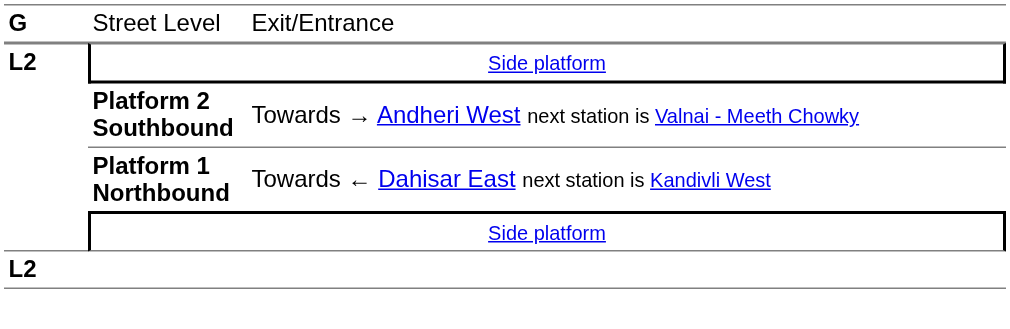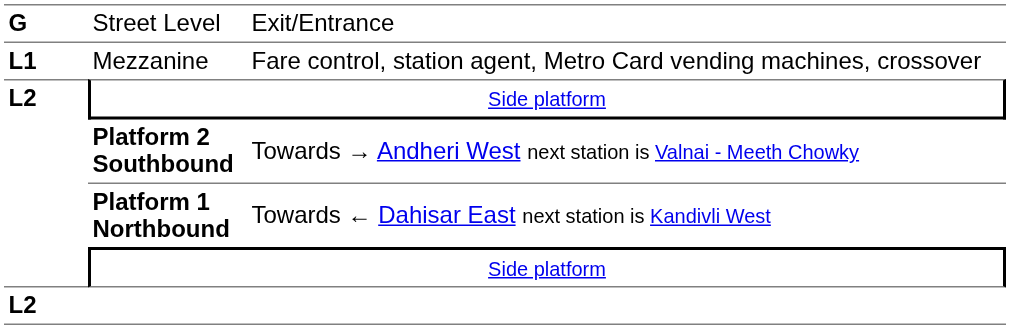+ row: (151, 60)
